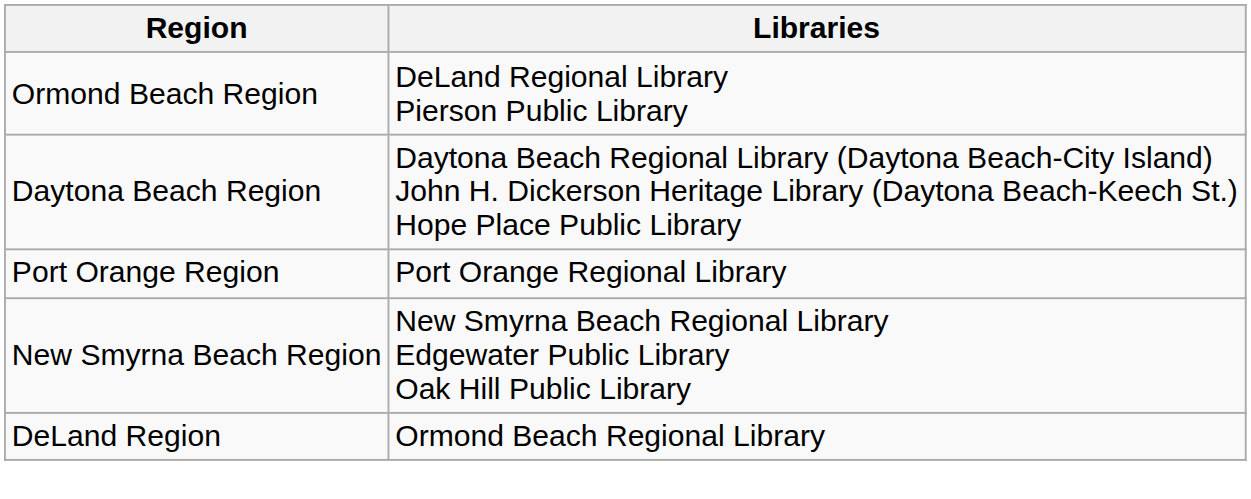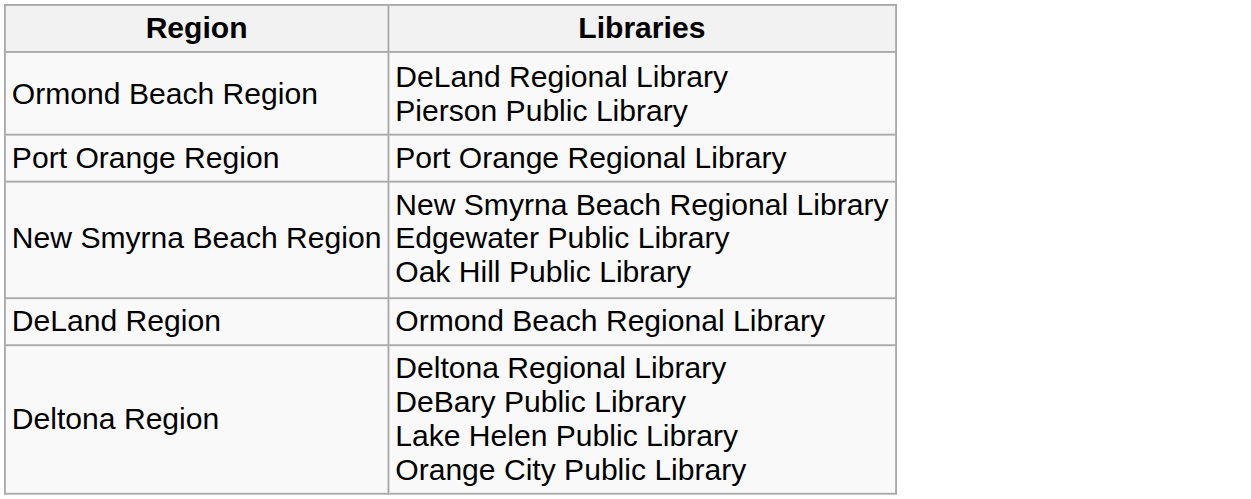- row: (167, 191)
+ row: (116, 419)
